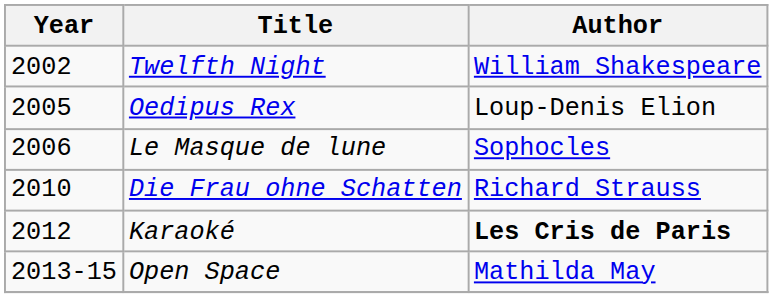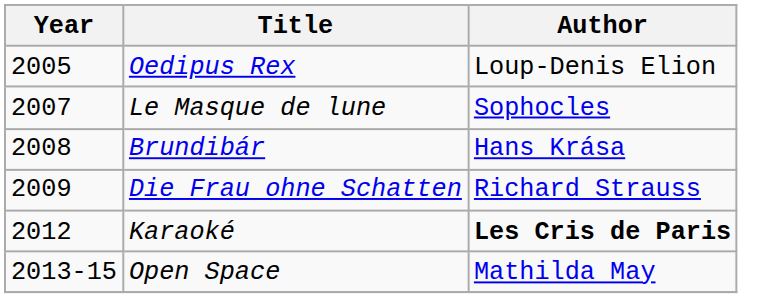- row: (227, 67)
(41, 149) 2006 -> (41, 108) 2007
+ row: (197, 149)
(41, 190) 2010 -> (41, 190) 2009
